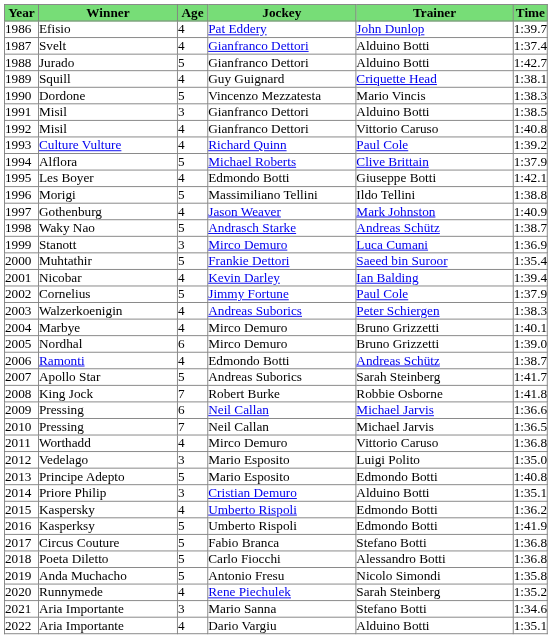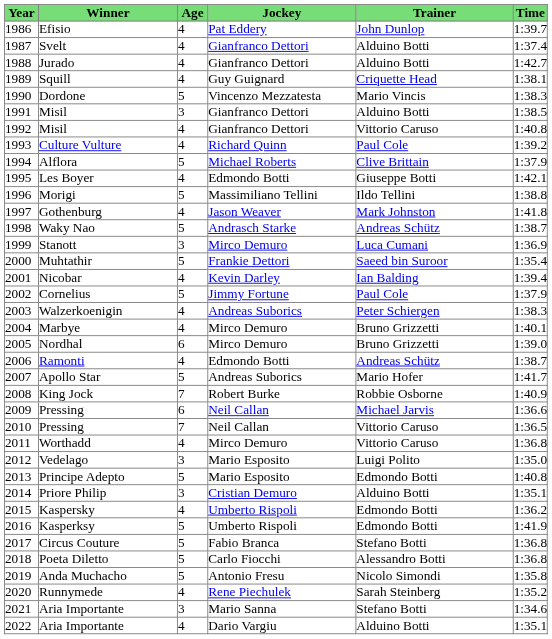(181, 62) 5 -> (181, 62) 4
(530, 211) 1:40.9 -> (530, 211) 1:41.8
(398, 377) Sarah Steinberg -> (390, 377) Mario Hofer
(530, 393) 1:41.8 -> (530, 393) 1:40.9
(395, 426) Michael Jarvis -> (397, 426) Vittorio Caruso
